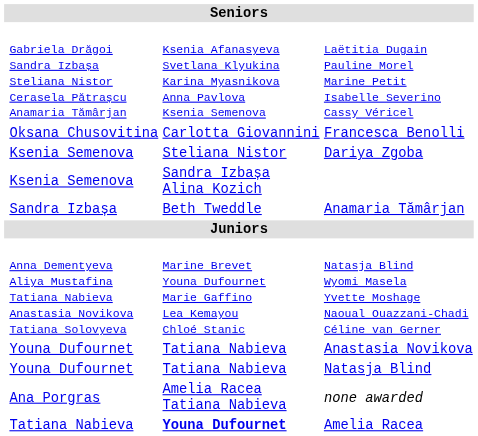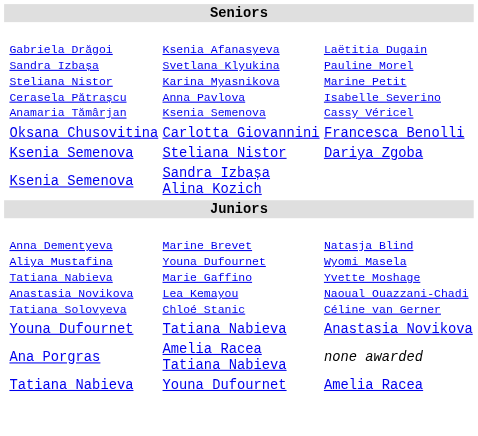- row: (394, 209)
- row: (378, 369)
(225, 425) bold -> (225, 385) normal
